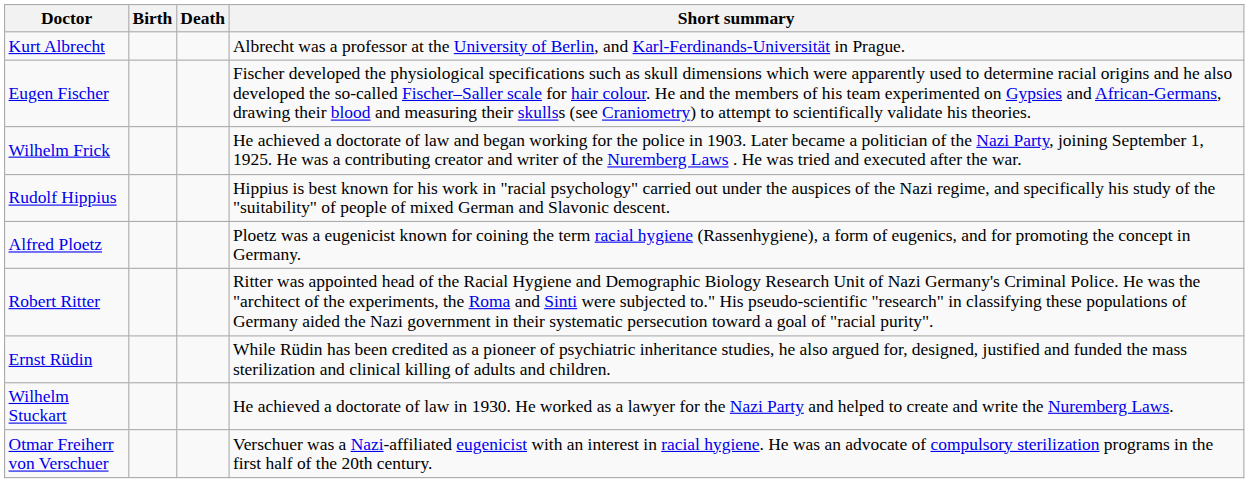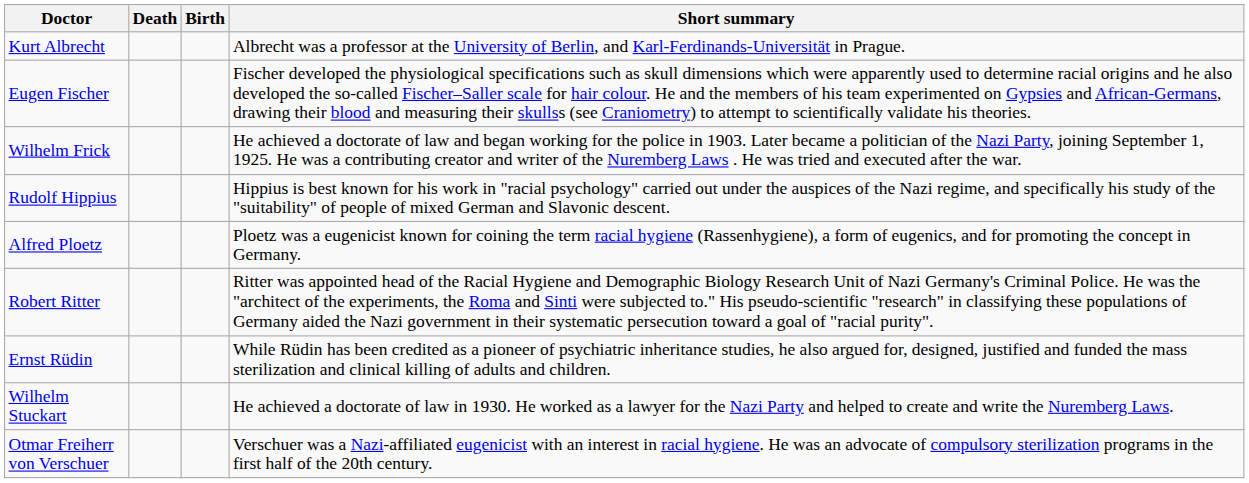columns swapped: (152, 18) <-> (203, 18)
